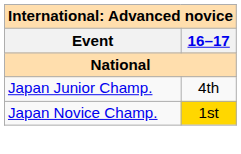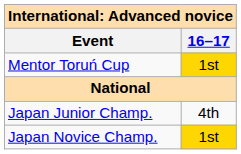+ row: (69, 64)
